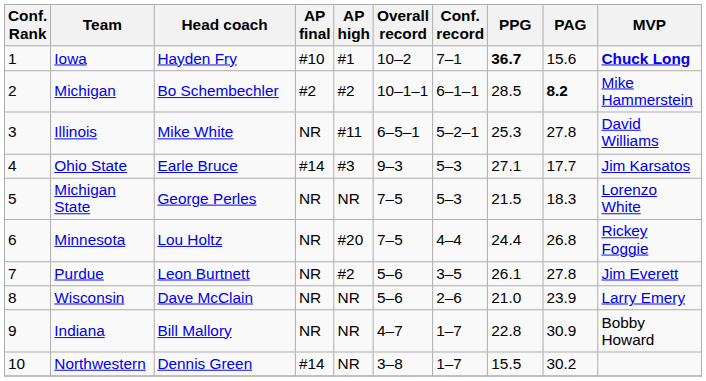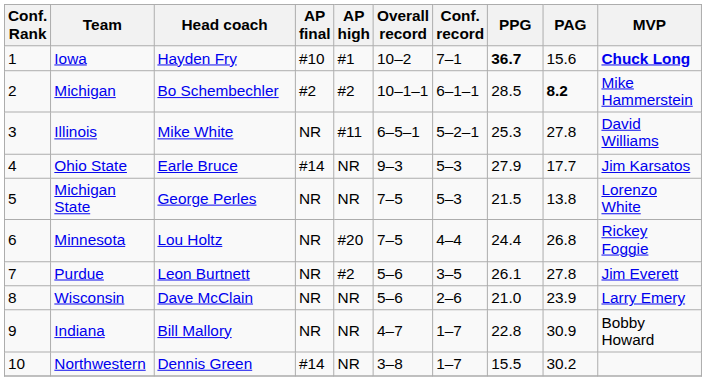(346, 165) #3 -> (349, 165) NR
(506, 165) 27.1 -> (506, 165) 27.9
(561, 198) 18.3 -> (561, 198) 13.8
